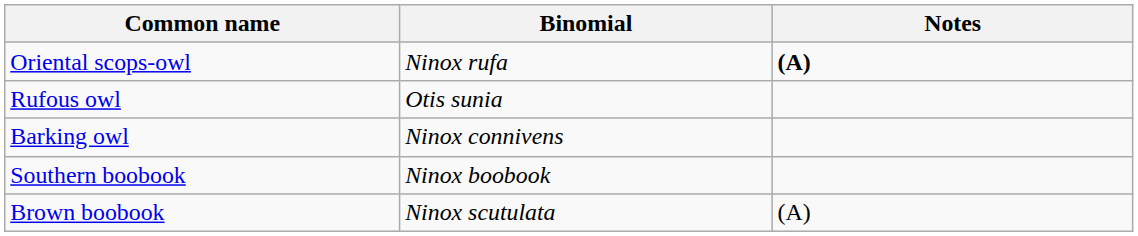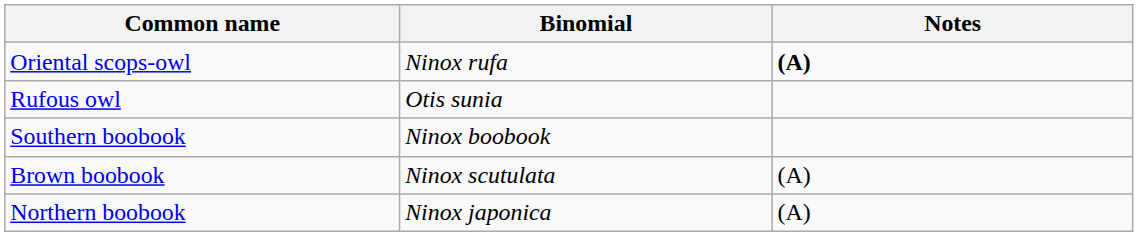- row: (70, 136)
+ row: (98, 212)
